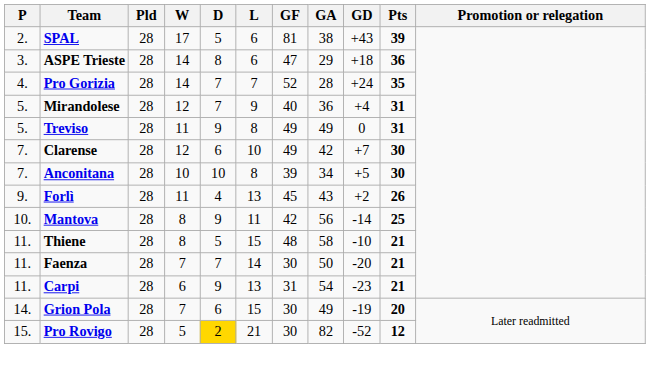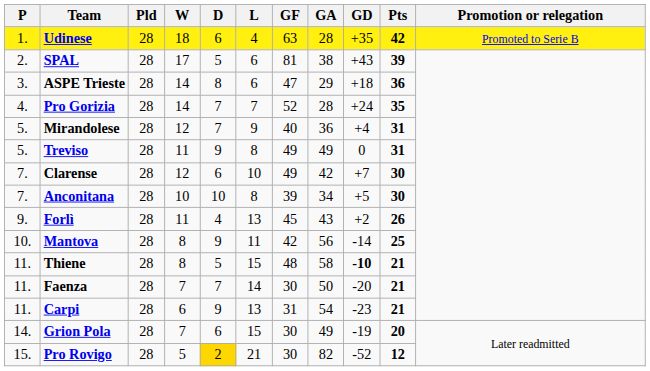+ row: (68, 38)
(362, 241) normal -> (362, 264) bold
